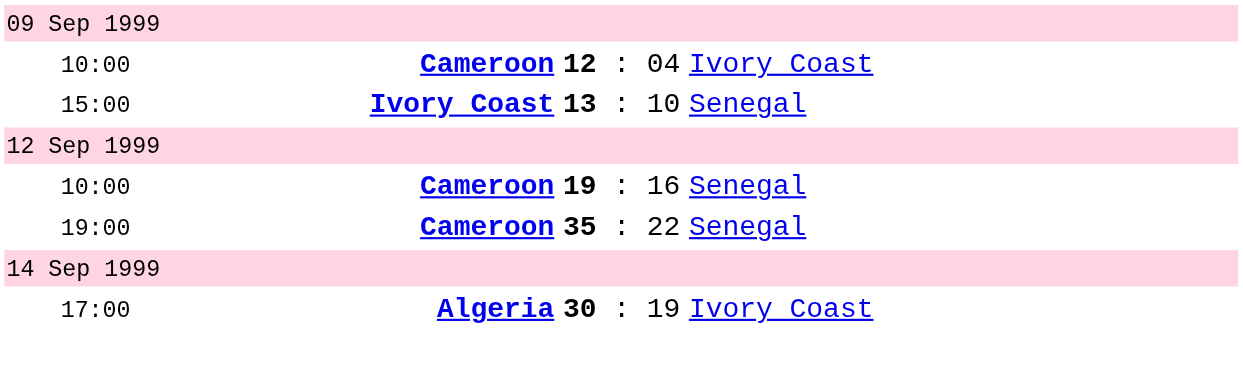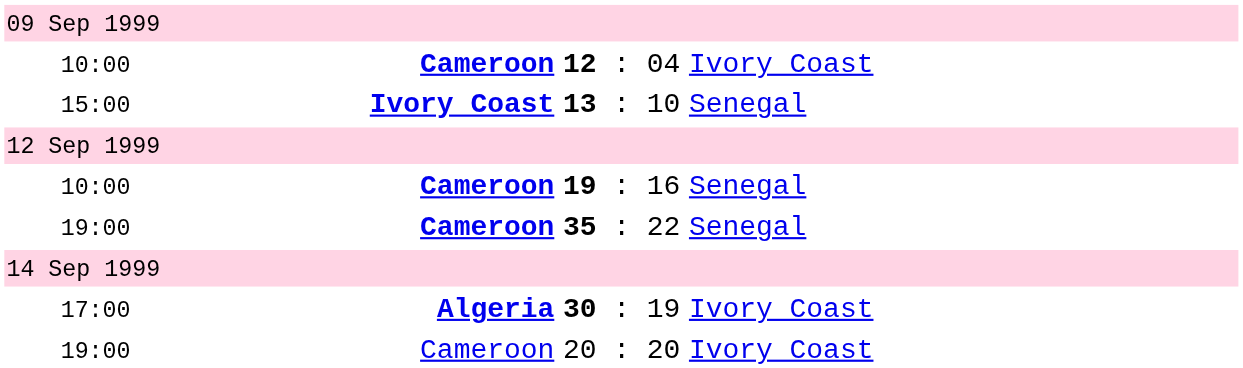+ row: (622, 350)
